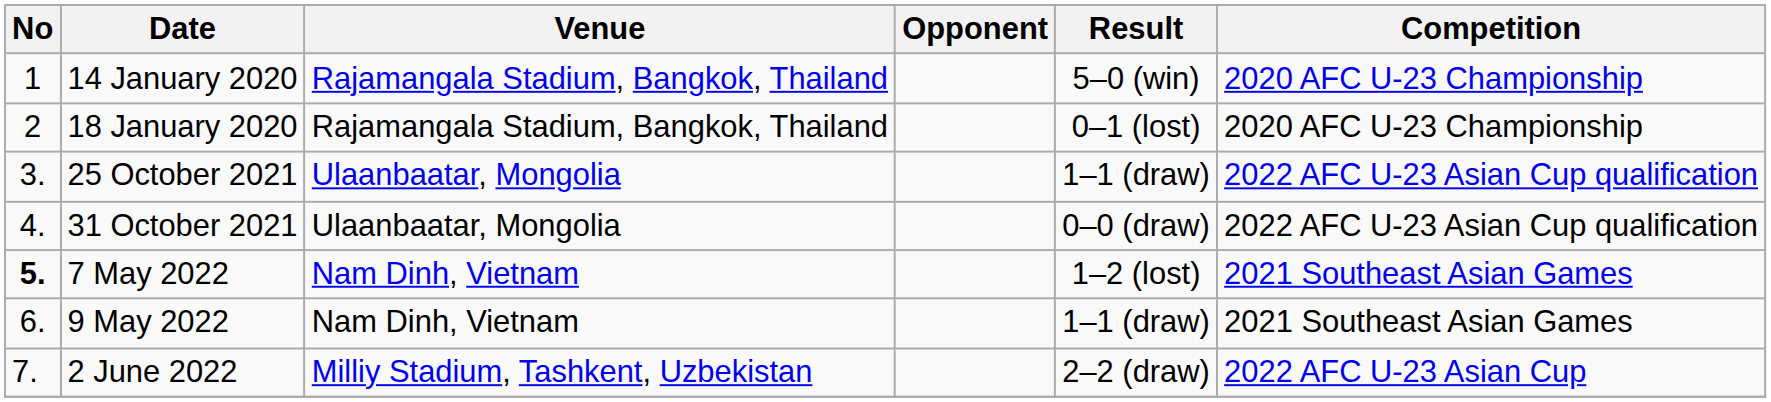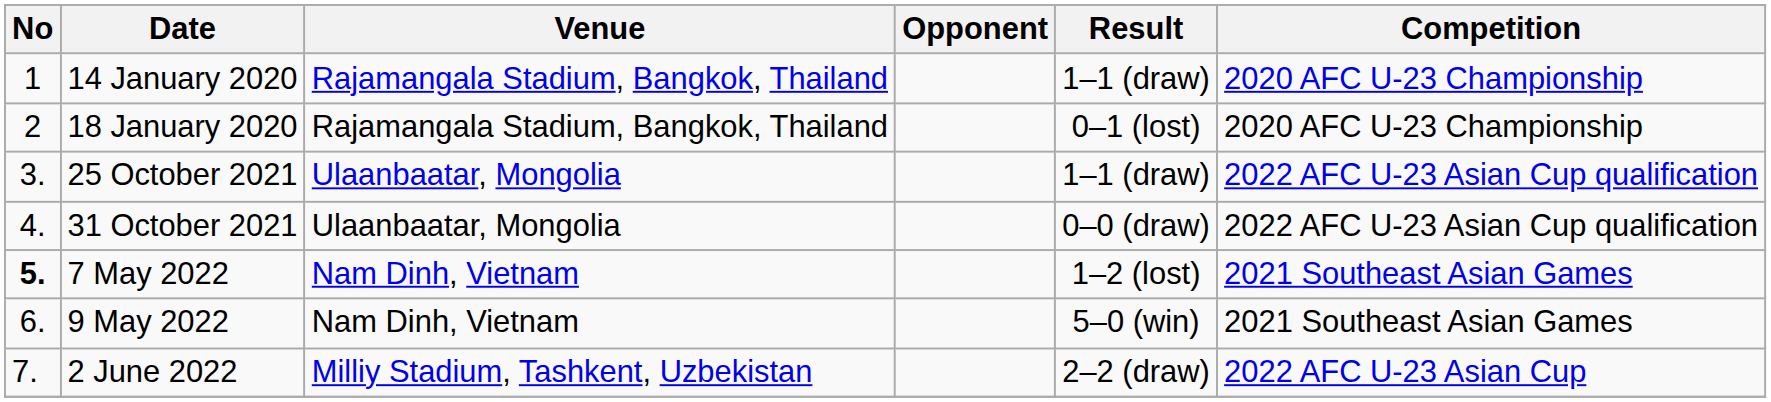(1136, 77) 5–0 (win) -> (1136, 77) 1–1 (draw)
(1136, 322) 1–1 (draw) -> (1136, 322) 5–0 (win)
